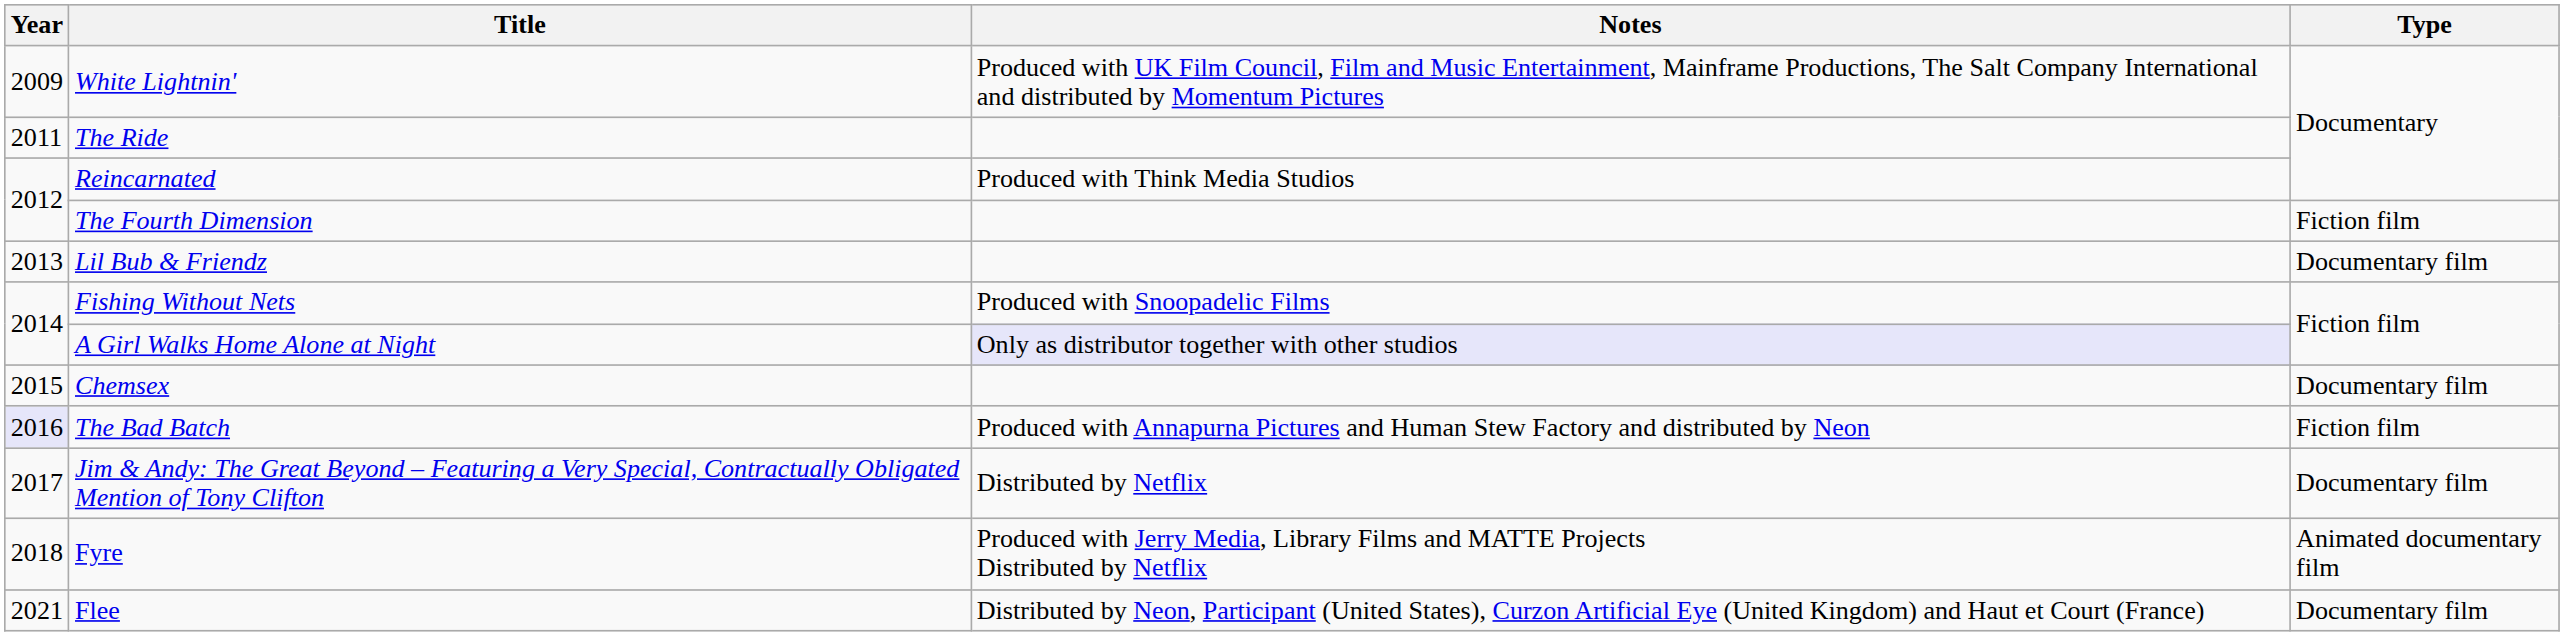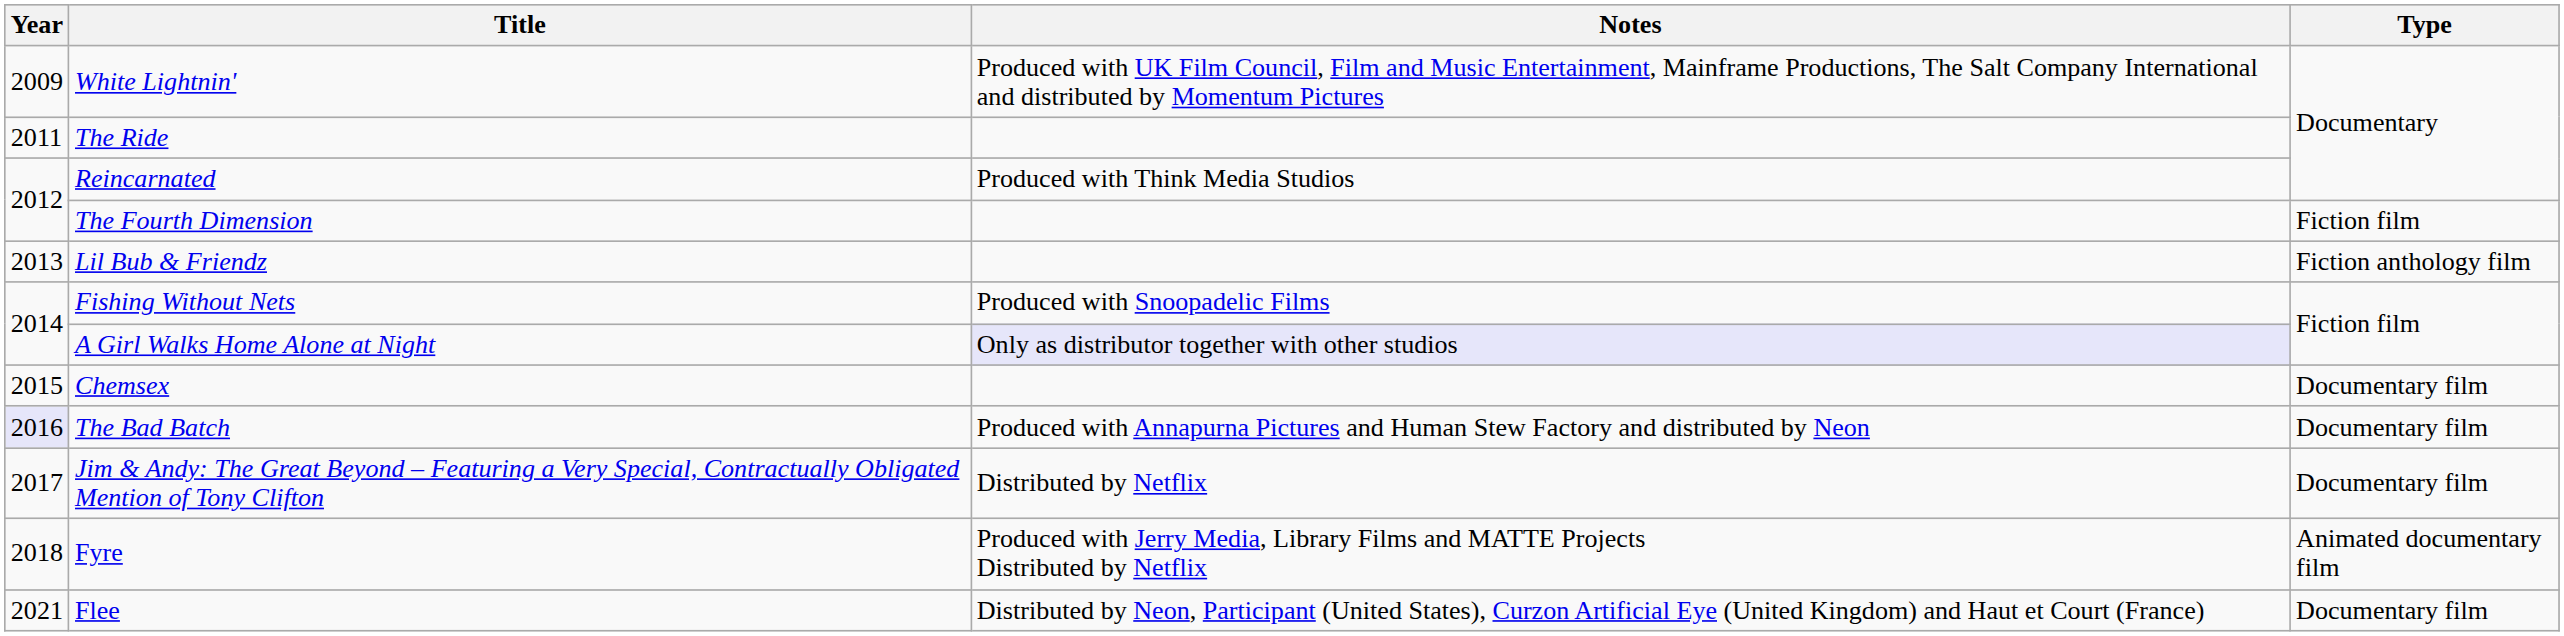(2392, 261) Documentary film -> (2413, 261) Fiction anthology film
(2358, 426) Fiction film -> (2392, 426) Documentary film
